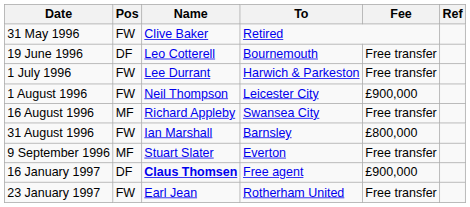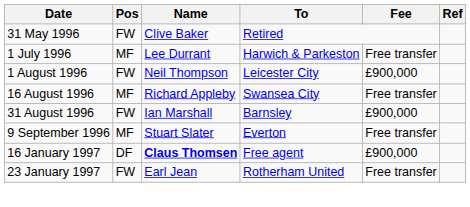- row: (45, 53)
(125, 73) FW -> (125, 53) MF
(391, 133) £800,000 -> (391, 113) £900,000
